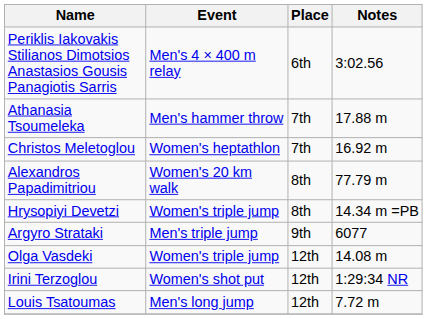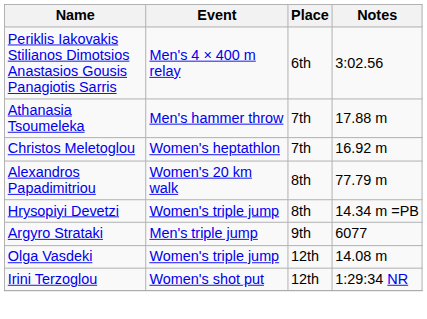- row: (62, 302)
